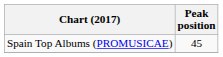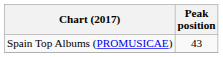(197, 43) 45 -> (197, 43) 43
